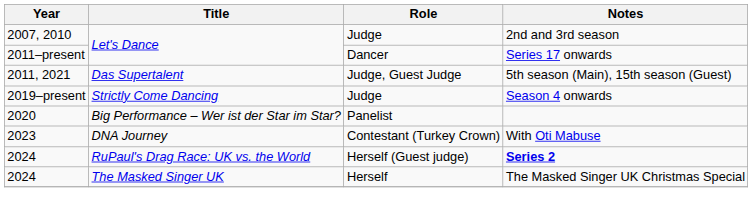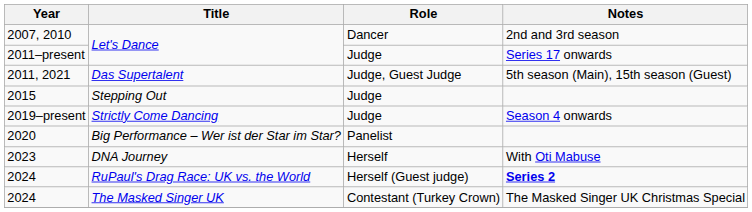(364, 34) Judge -> (368, 34) Dancer
(368, 55) Dancer -> (364, 55) Judge
+ row: (22, 95)
(423, 136) Contestant (Turkey Crown) -> (367, 156) Herself
(367, 177) Herself -> (423, 197) Contestant (Turkey Crown)
